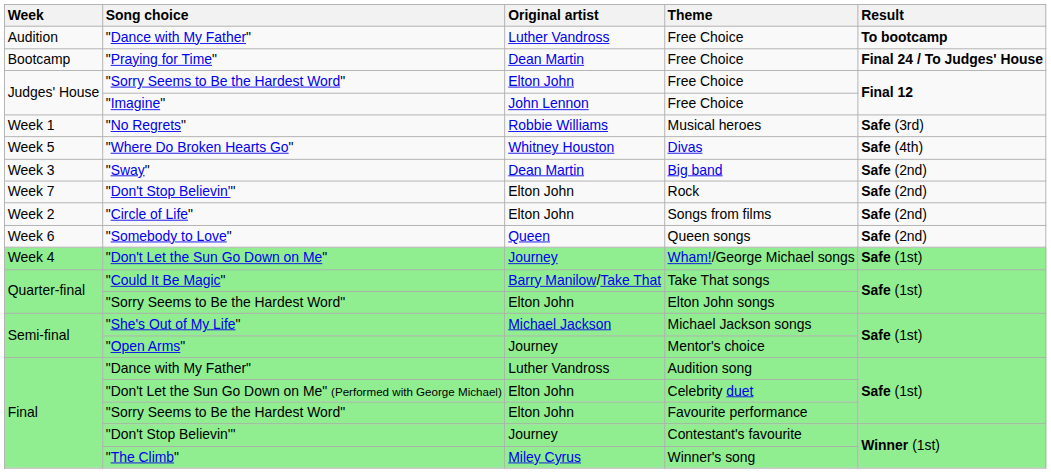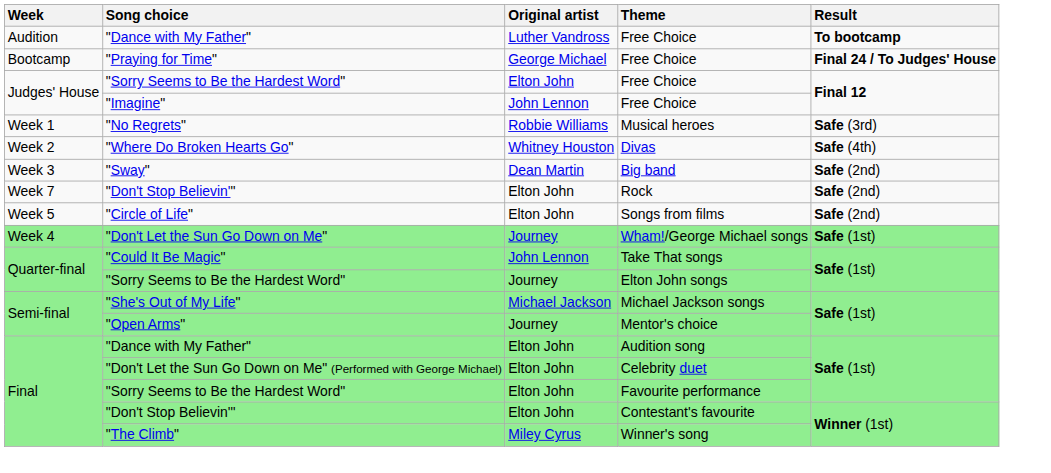(546, 59) Dean Martin -> (557, 59) George Michael
(31, 147) Week 5 -> (31, 147) Week 2
(31, 214) Week 2 -> (31, 214) Week 5
- row: (169, 236)
(585, 280) Barry Manilow/Take That -> (548, 258) John Lennon
(541, 302) Elton John -> (533, 280) Journey
(559, 368) Luther Vandross -> (541, 346) Elton John
(533, 434) Journey -> (541, 412) Elton John
